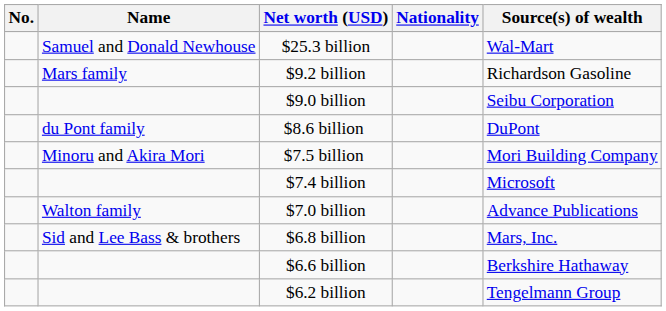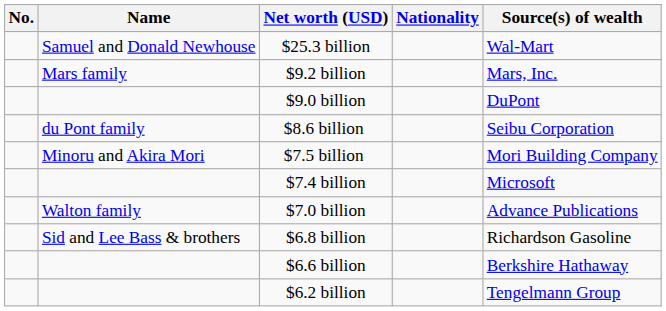(559, 73) Richardson Gasoline -> (522, 73) Mars, Inc.
(550, 100) Seibu Corporation -> (513, 100) DuPont
(513, 127) DuPont -> (550, 127) Seibu Corporation
(522, 237) Mars, Inc. -> (559, 237) Richardson Gasoline
